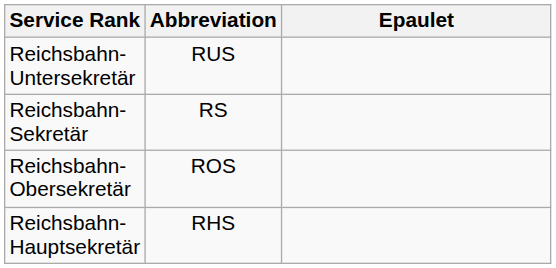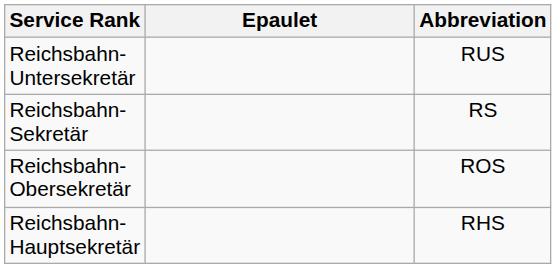columns swapped: (213, 20) <-> (416, 20)
